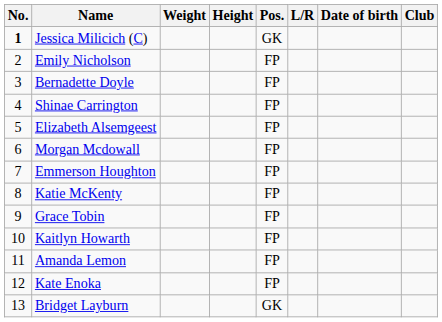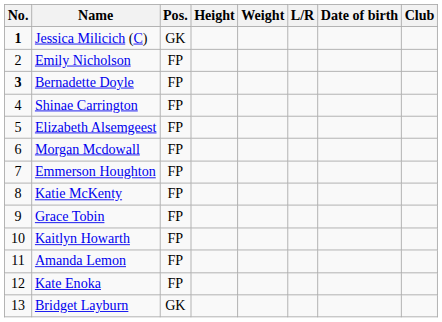columns swapped: (272, 15) <-> (185, 15)
(18, 82) normal -> (18, 82) bold
